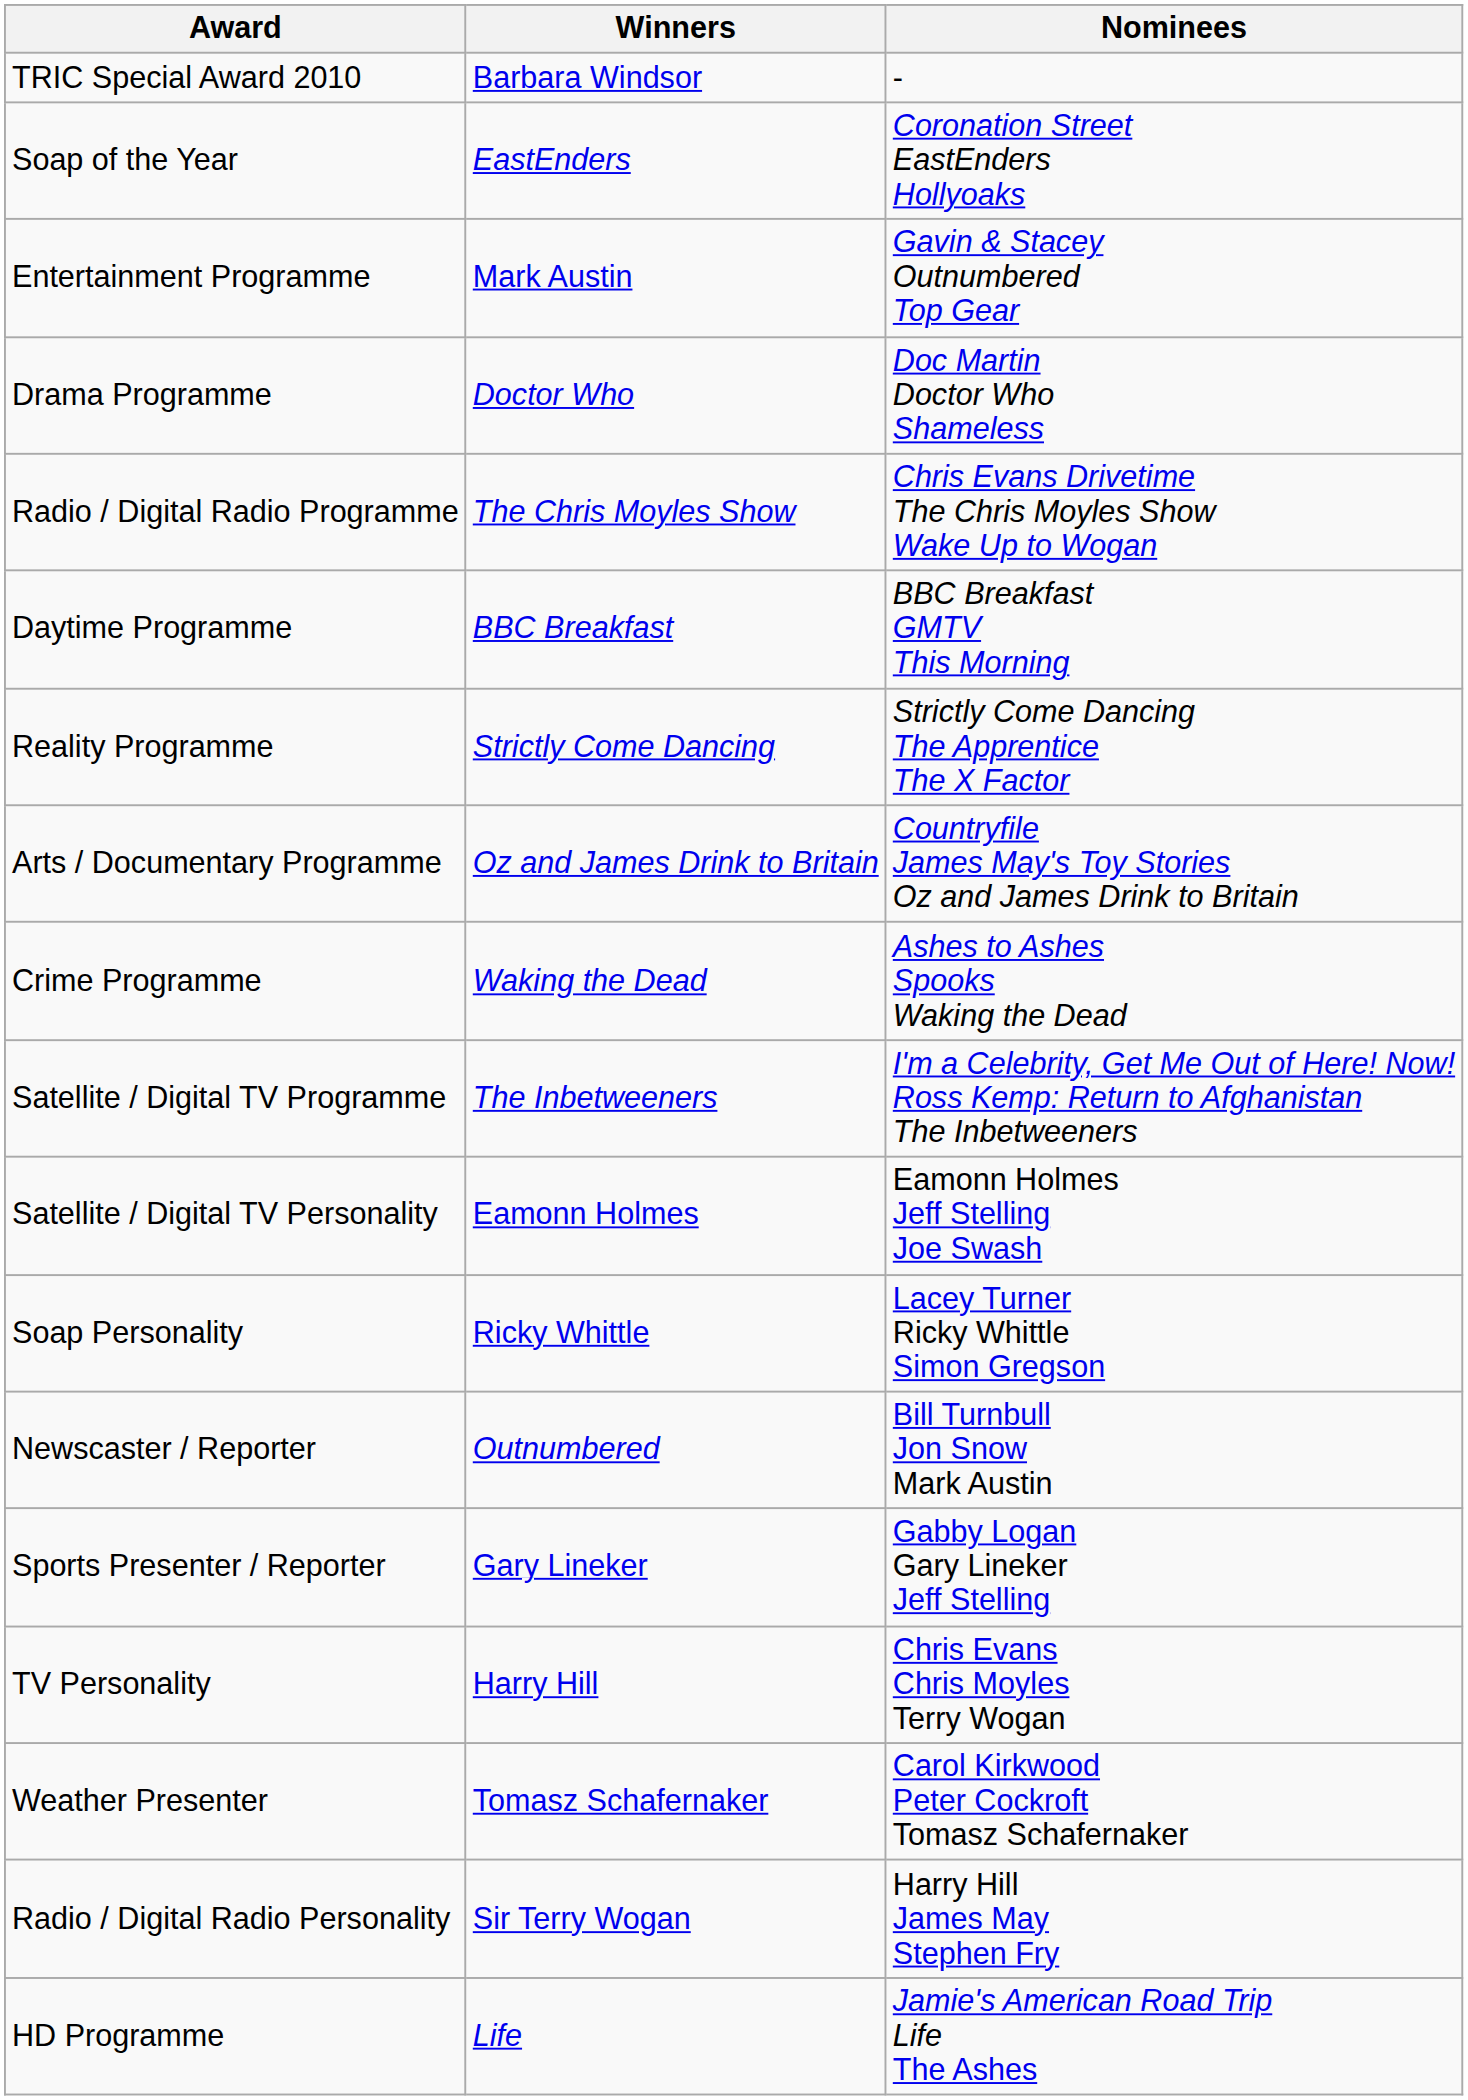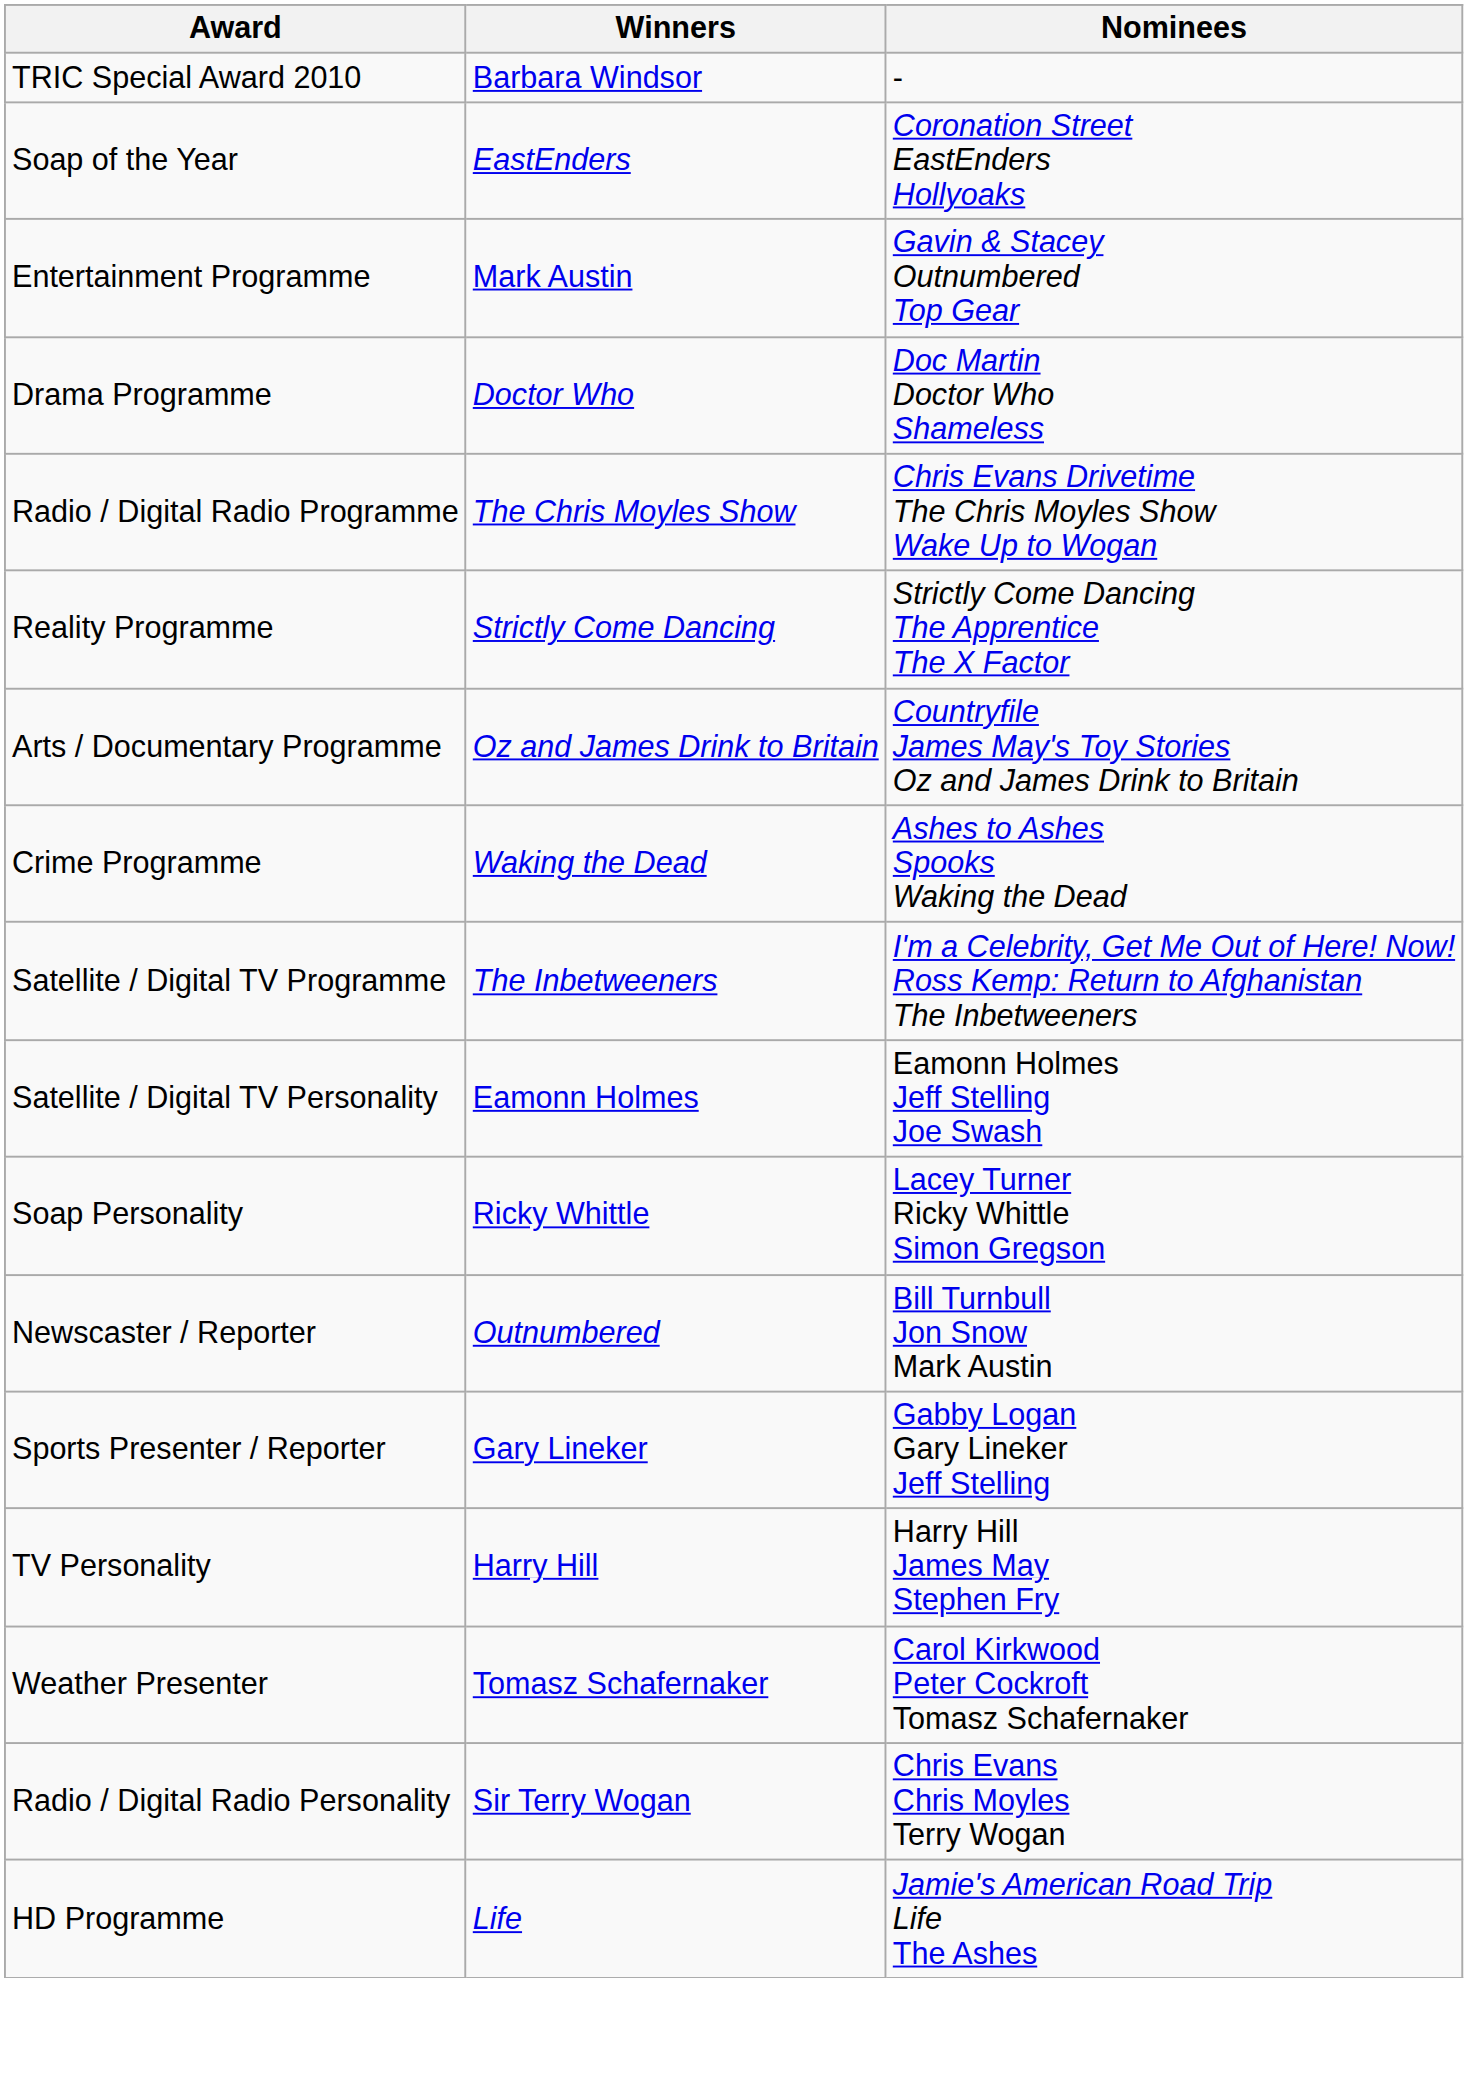- row: (152, 628)
(981, 1683) Chris Evans Chris Moyles Terry Wogan -> (976, 1566) Harry Hill James May Stephen Fry
(976, 1918) Harry Hill James May Stephen Fry -> (981, 1801) Chris Evans Chris Moyles Terry Wogan
